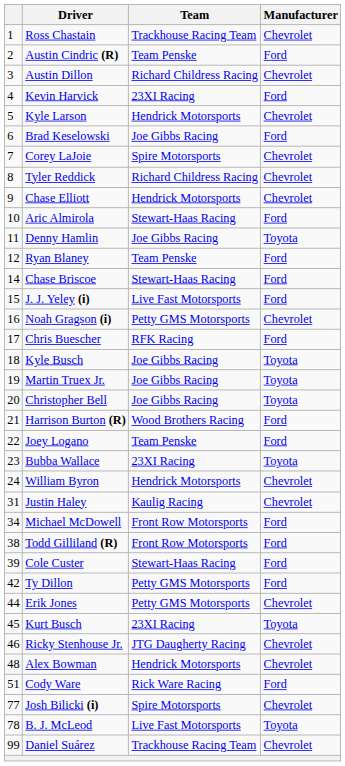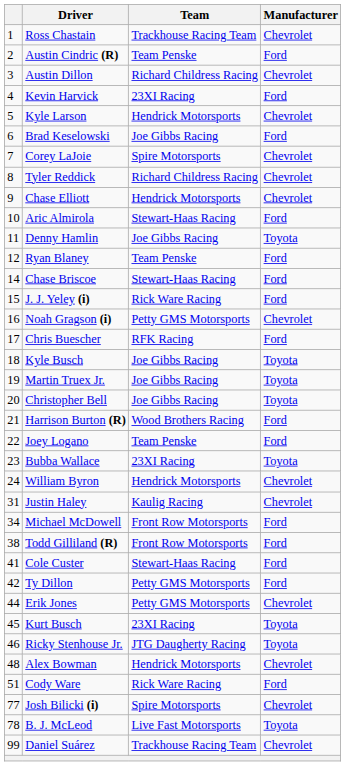(186, 299) Live Fast Motorsports -> (176, 299) Rick Ware Racing
(13, 562) 39 -> (13, 562) 41
(288, 644) Chevrolet -> (281, 644) Toyota
